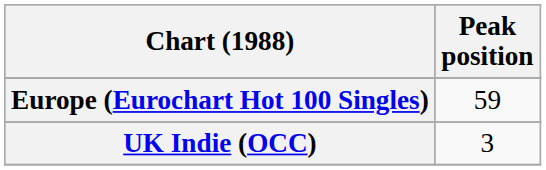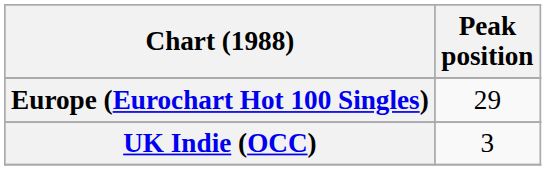(487, 99) 59 -> (487, 99) 29
